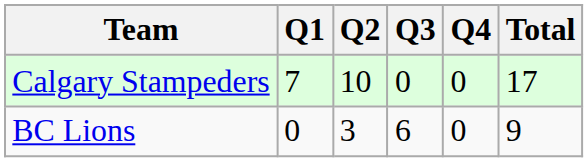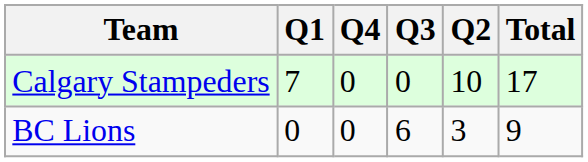columns swapped: (360, 29) <-> (471, 29)
